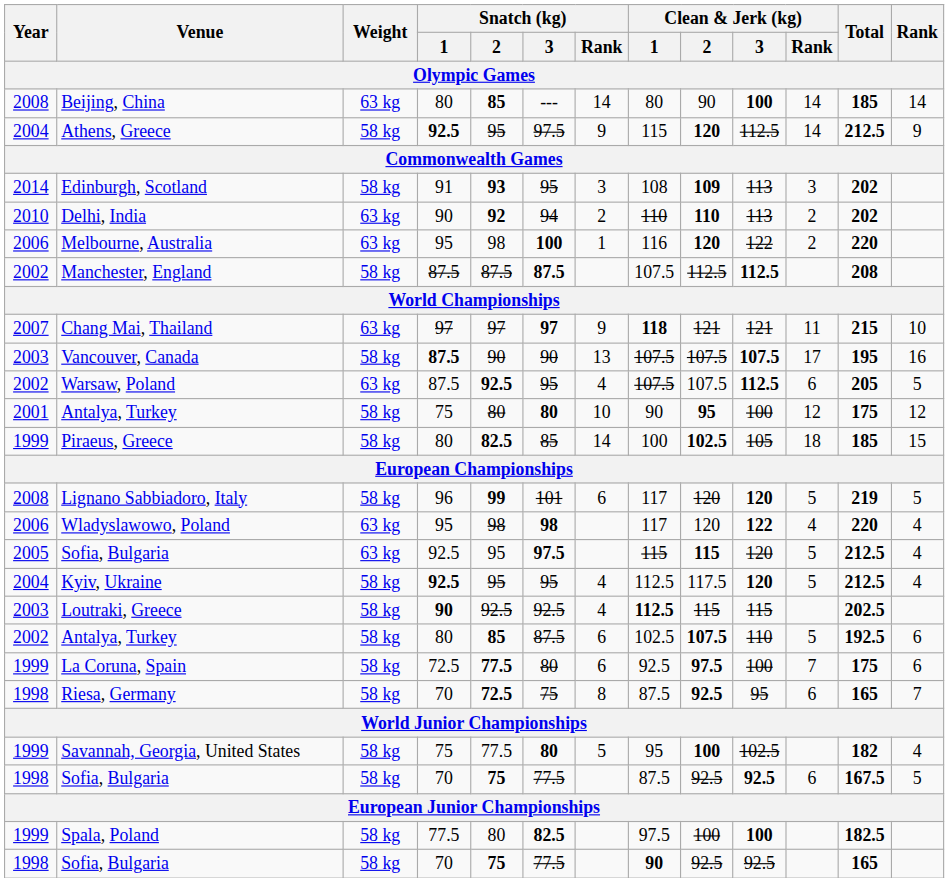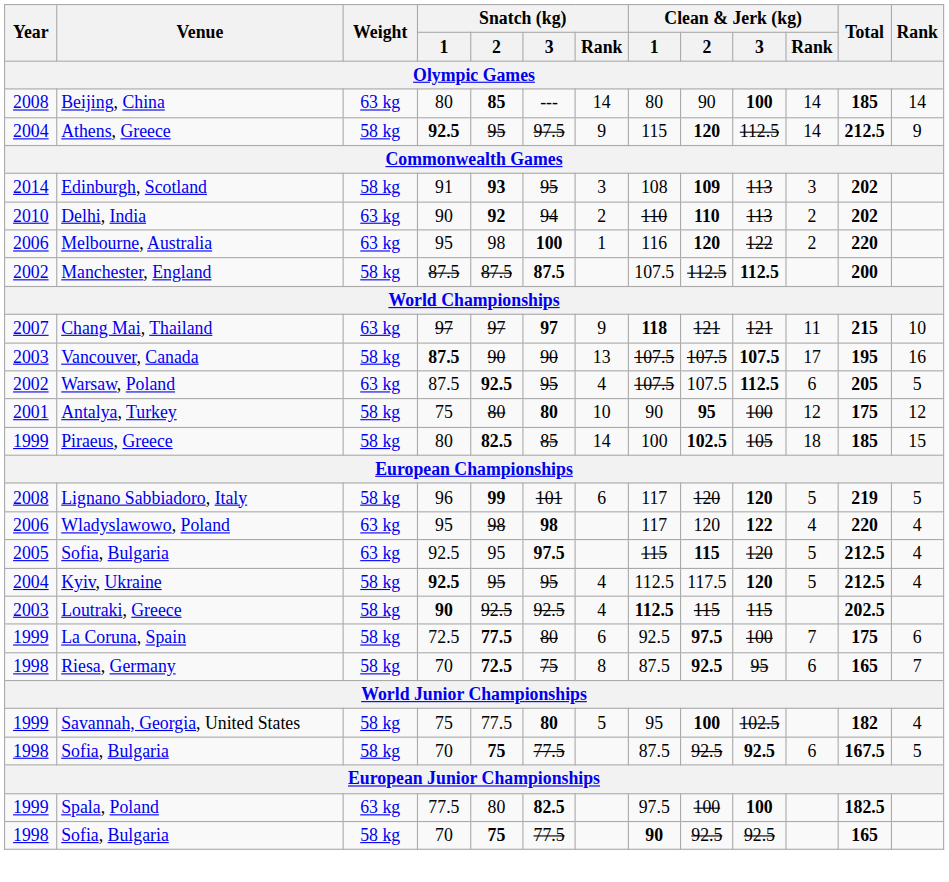(865, 272) 208 -> (865, 272) 200
- row: (31, 638)
(380, 835) 58 kg -> (380, 807) 63 kg
